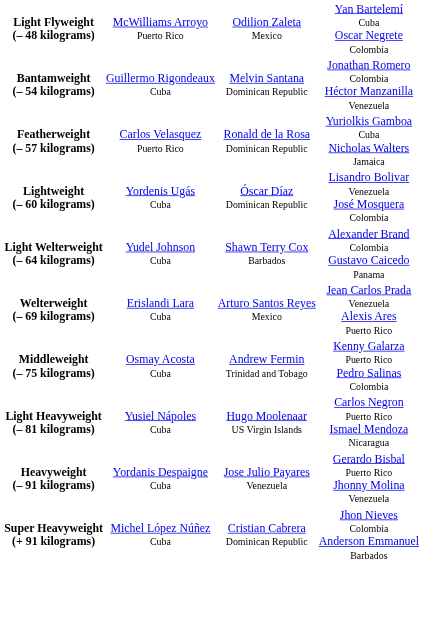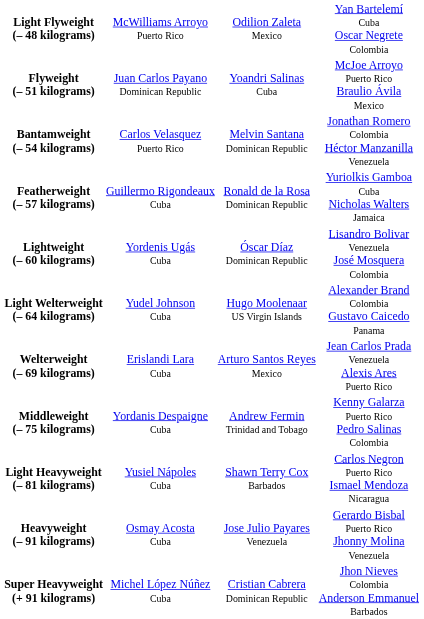+ row: (54, 85)
(160, 85) Guillermo Rigondeaux Cuba -> (160, 141) Carlos Velasquez Puerto Rico
(160, 141) Carlos Velasquez Puerto Rico -> (160, 197) Guillermo Rigondeaux Cuba
(267, 253) Shawn Terry Cox Barbados -> (267, 310) Hugo Moolenaar US Virgin Islands
(160, 366) Osmay Acosta Cuba -> (160, 422) Yordanis Despaigne Cuba
(267, 422) Hugo Moolenaar US Virgin Islands -> (267, 478) Shawn Terry Cox Barbados
(160, 478) Yordanis Despaigne Cuba -> (160, 535) Osmay Acosta Cuba
